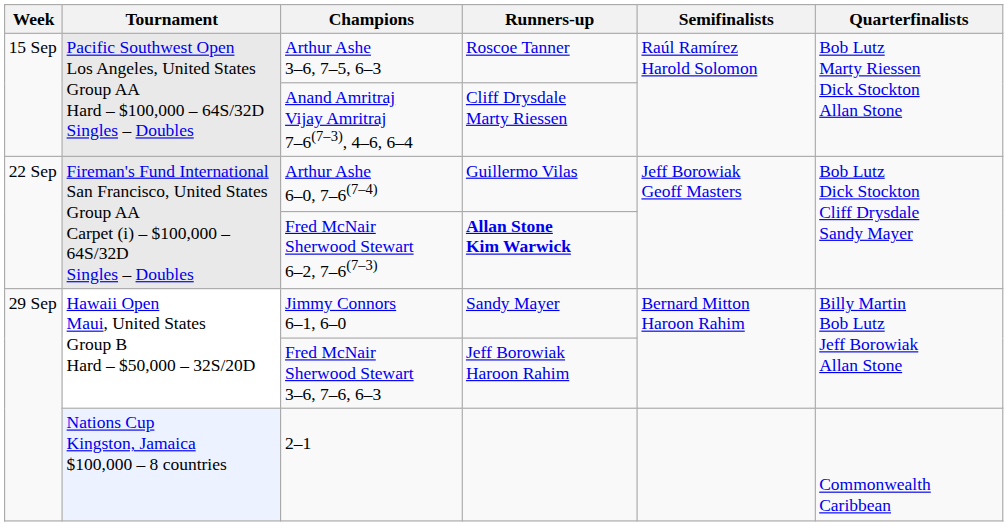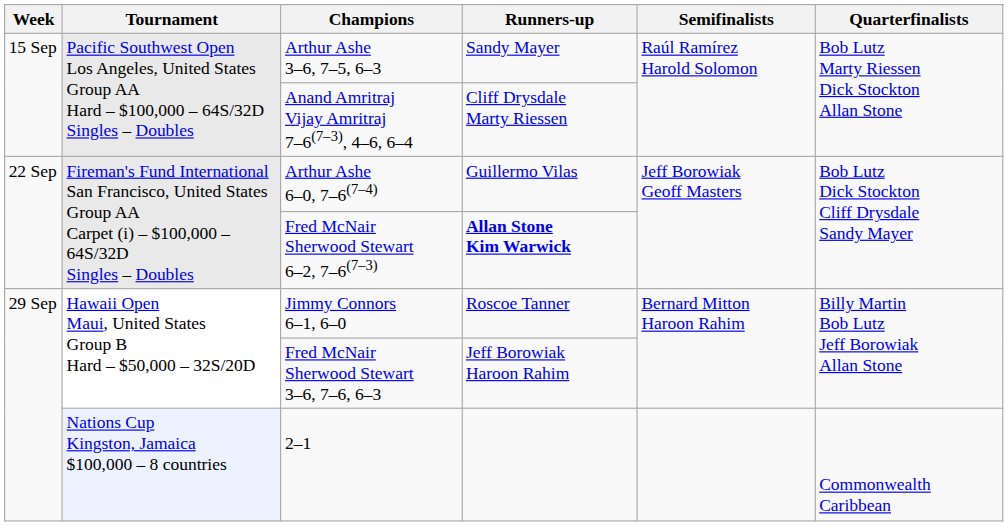(518, 47) Roscoe Tanner -> (513, 47) Sandy Mayer
(513, 303) Sandy Mayer -> (518, 303) Roscoe Tanner
